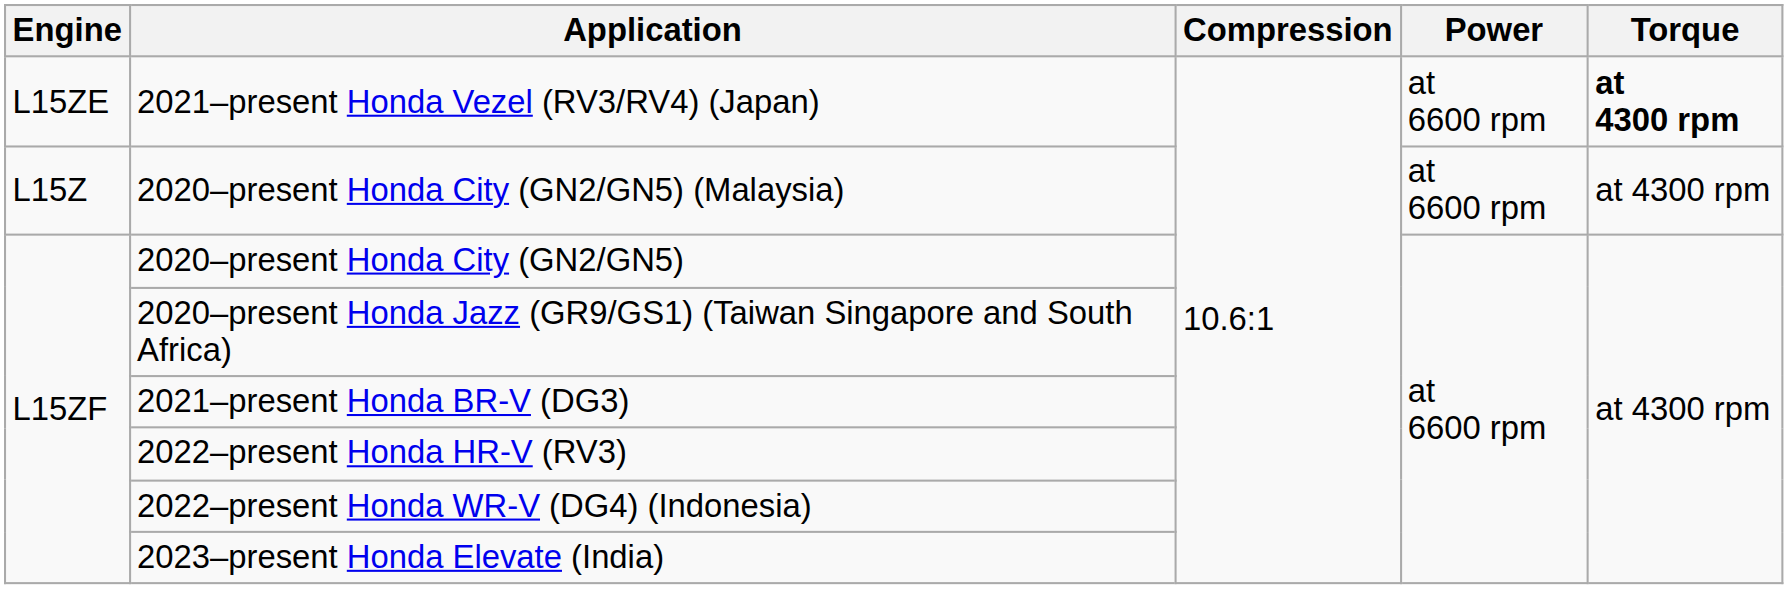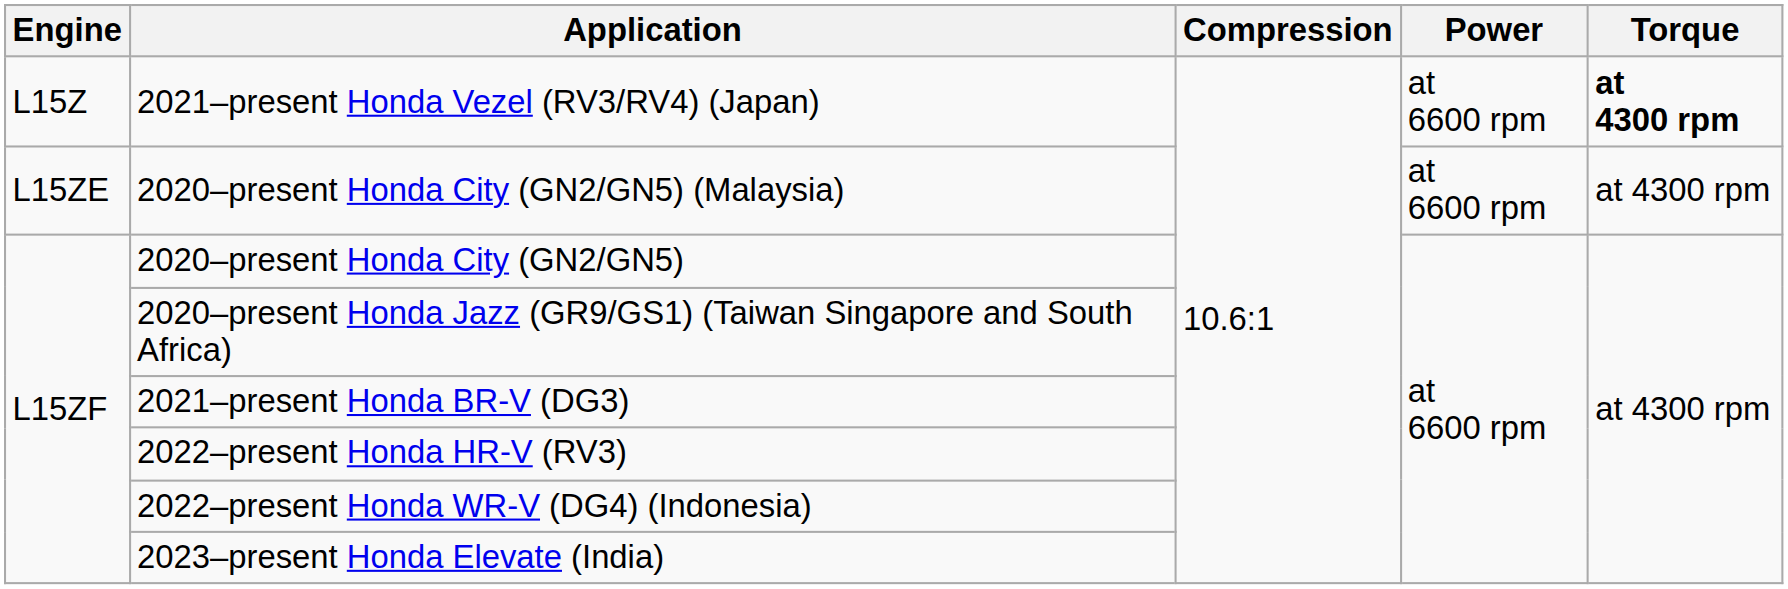(61, 100) L15ZE -> (50, 100) L15Z
(50, 189) L15Z -> (61, 189) L15ZE
